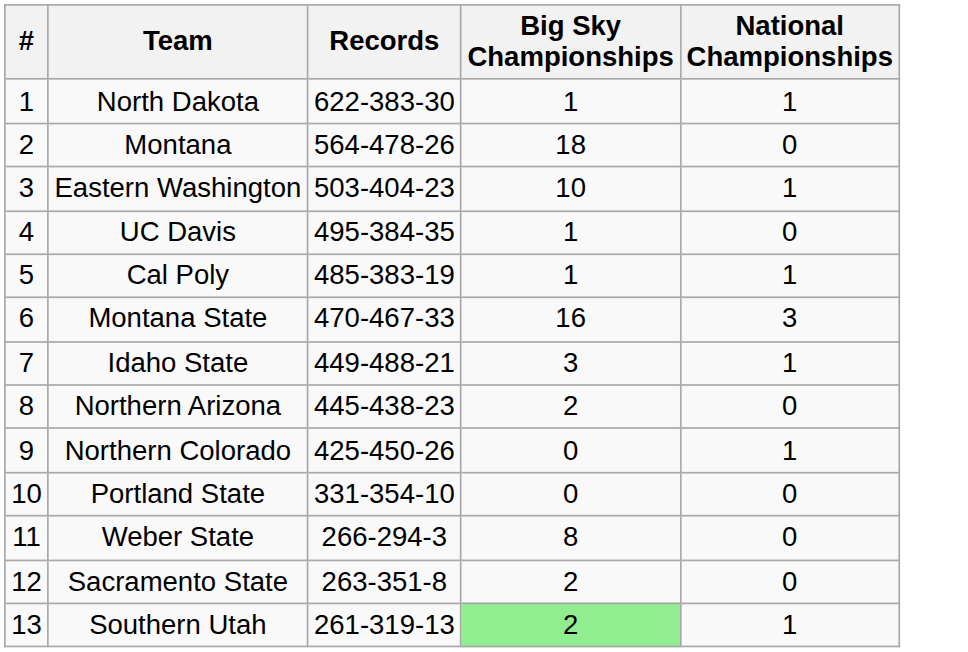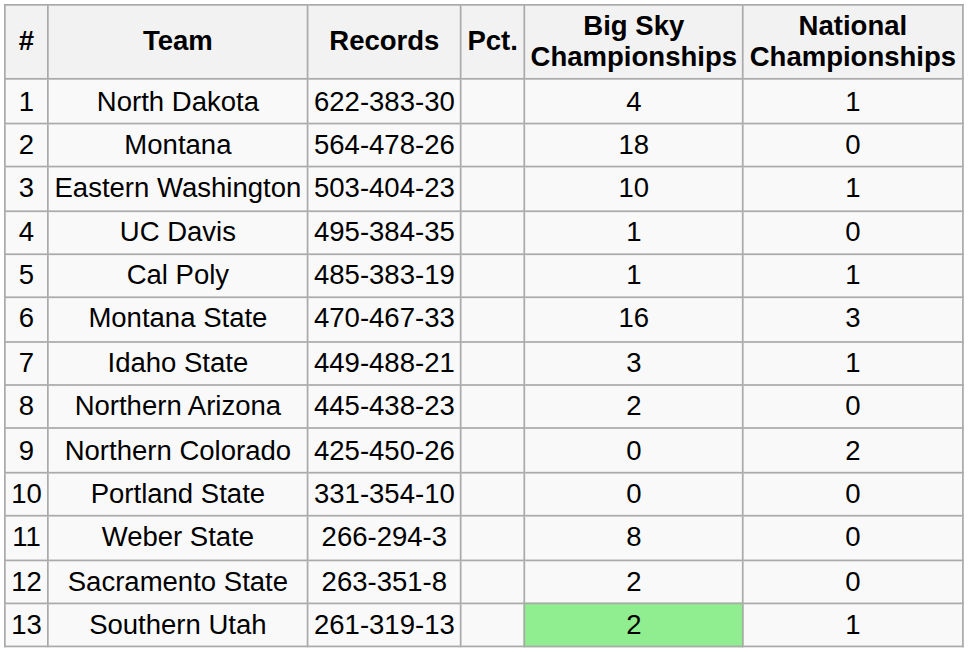+ column: (493, 41)
(571, 100) 1 -> (634, 100) 4
(790, 450) 1 -> (853, 450) 2
